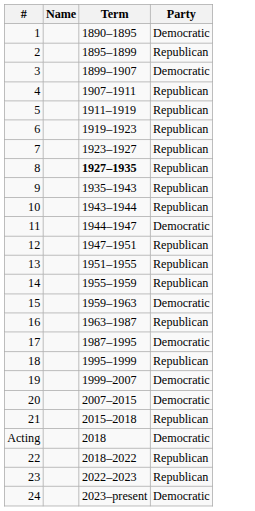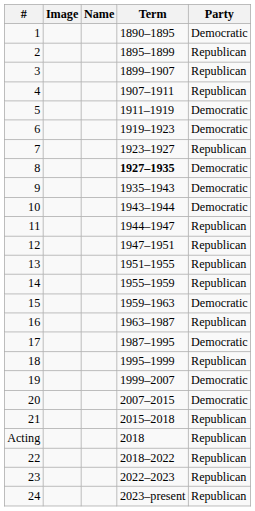+ column: (62, 14)
(181, 71) Democratic -> (219, 71) Republican
(181, 110) Republican -> (219, 110) Democratic
(181, 129) Republican -> (219, 129) Democratic
(181, 168) Republican -> (219, 168) Democratic
(181, 187) Republican -> (219, 187) Democratic
(181, 206) Republican -> (219, 206) Democratic
(181, 226) Democratic -> (219, 226) Republican
(181, 438) Democratic -> (219, 438) Republican
(181, 496) Democratic -> (219, 496) Republican
